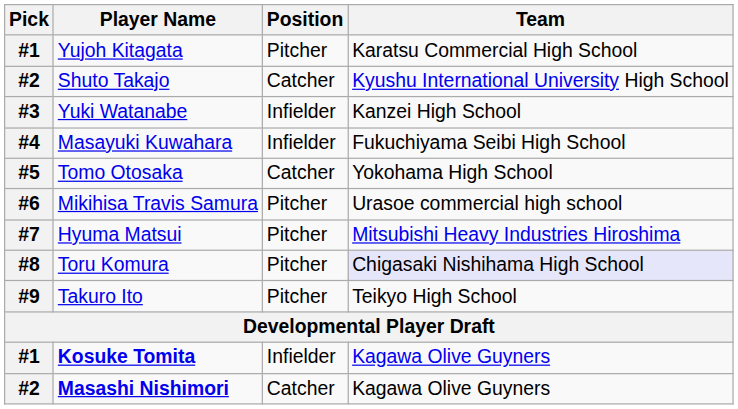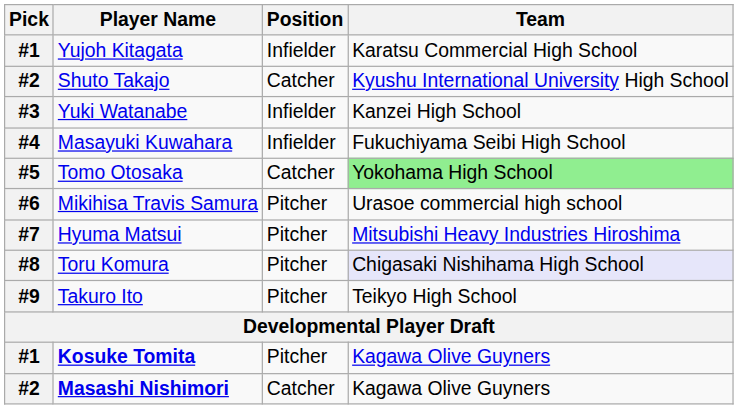(297, 50) Pitcher -> (301, 50) Infielder
(452, 173) no background -> (452, 173) lightgreen background
(301, 357) Infielder -> (297, 357) Pitcher
